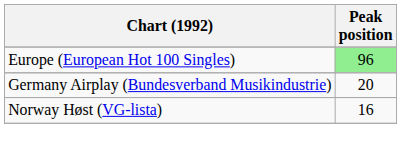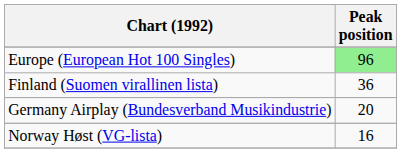+ row: (113, 85)
